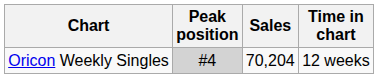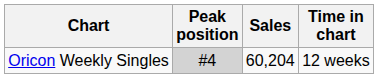(270, 60) 70,204 -> (270, 60) 60,204
